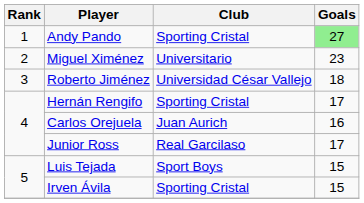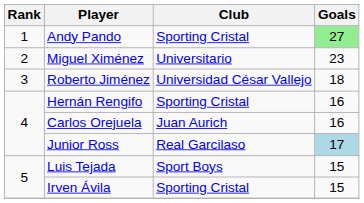(337, 101) 17 -> (337, 101) 16
(337, 144) no background -> (337, 144) lightblue background
